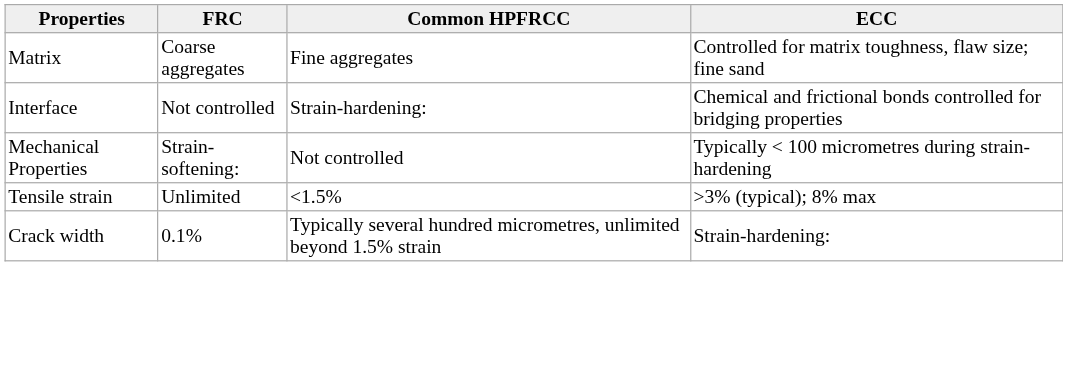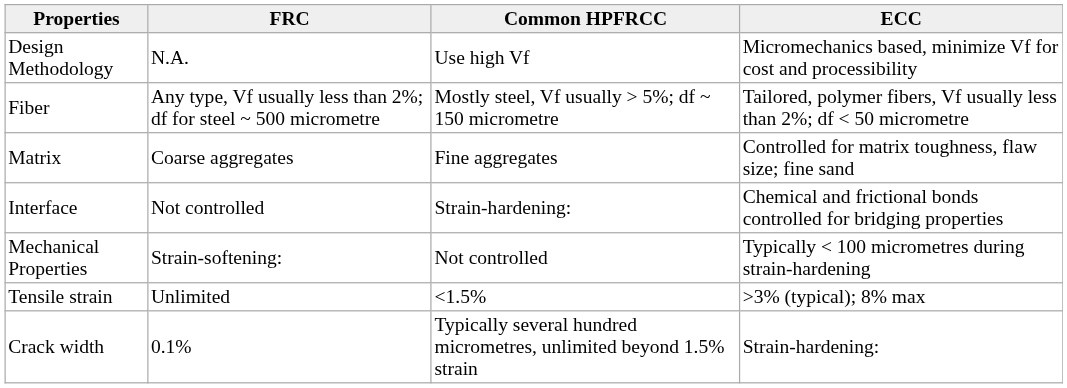+ row: (61, 57)
+ row: (29, 107)
